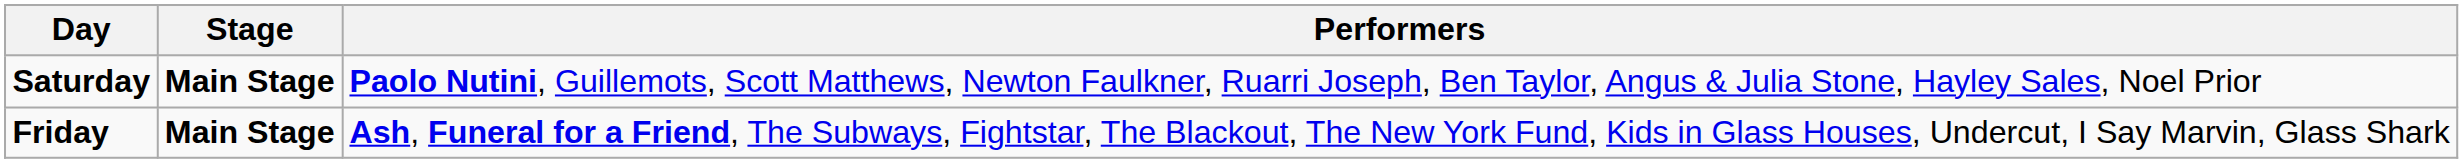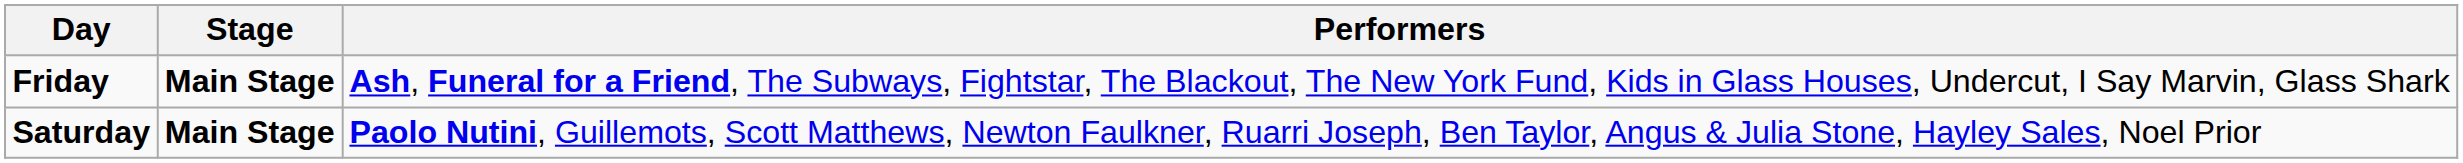rows swapped: (61, 132) <-> (81, 81)
